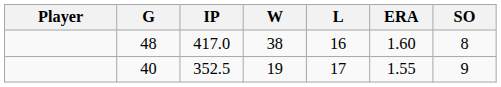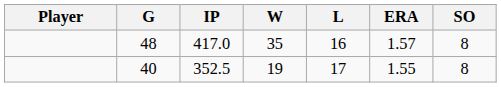(275, 43) 38 -> (275, 43) 35
(401, 43) 1.60 -> (401, 43) 1.57
(464, 69) 9 -> (464, 69) 8
